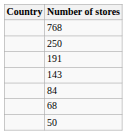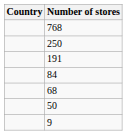- row: (54, 75)
+ row: (49, 122)
